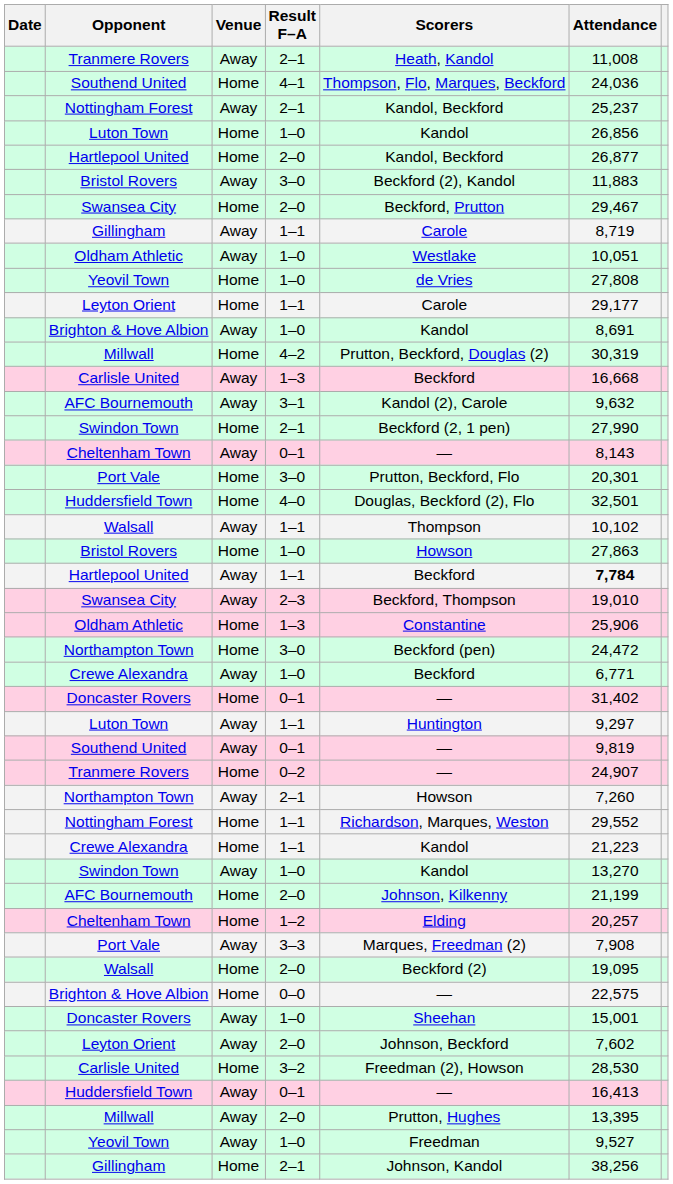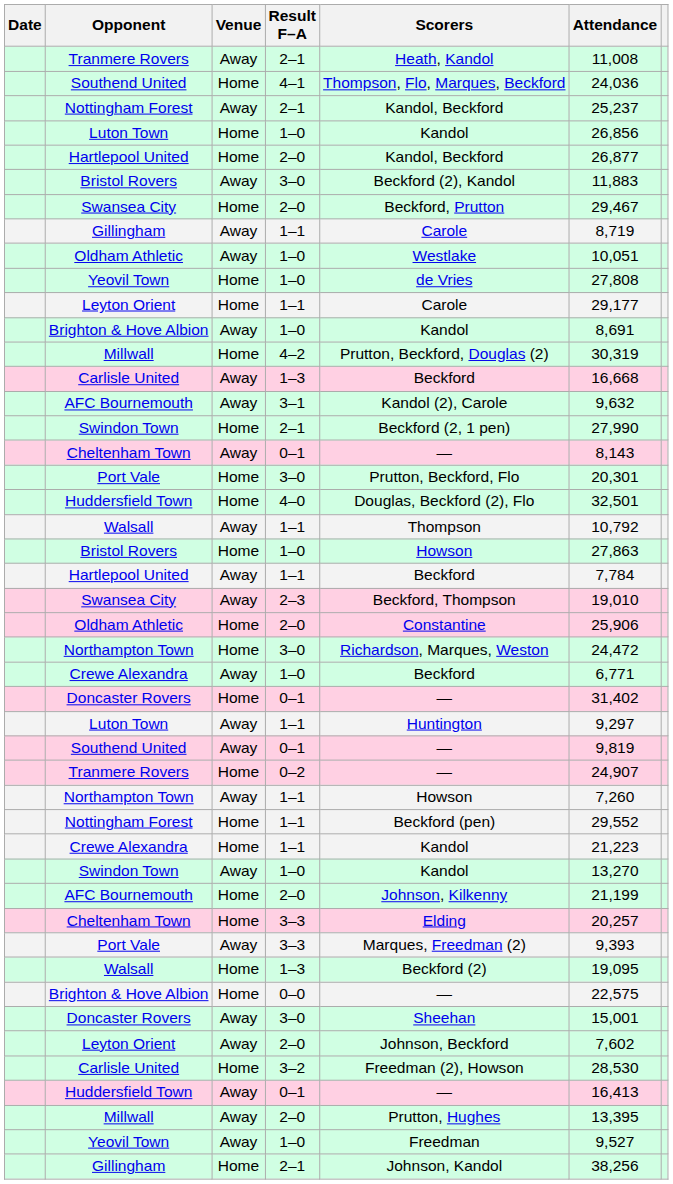(615, 526) 10,102 -> (615, 526) 10,792
(615, 575) bold -> (615, 575) normal
(292, 624) 1–3 -> (292, 624) 2–0
(444, 649) Beckford (pen) -> (444, 649) Richardson, Marques, Weston
(292, 797) 2–1 -> (292, 797) 1–1
(444, 821) Richardson, Marques, Weston -> (444, 821) Beckford (pen)
(292, 920) 1–2 -> (292, 920) 3–3
(615, 944) 7,908 -> (615, 944) 9,393
(292, 969) 2–0 -> (292, 969) 1–3
(292, 1018) 1–0 -> (292, 1018) 3–0
